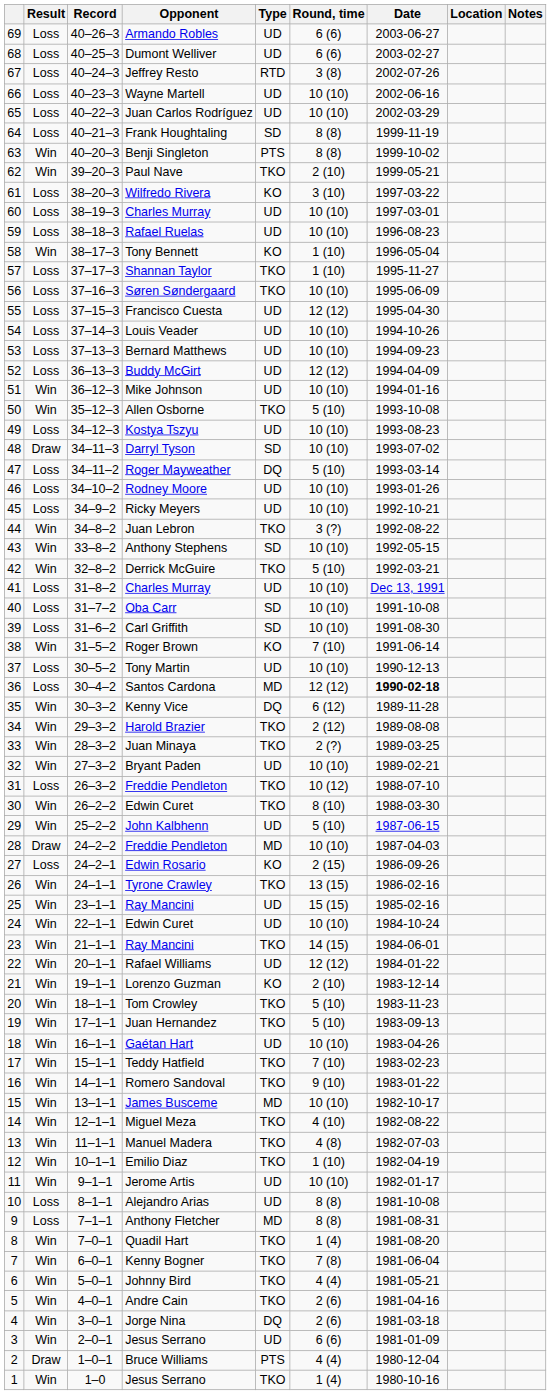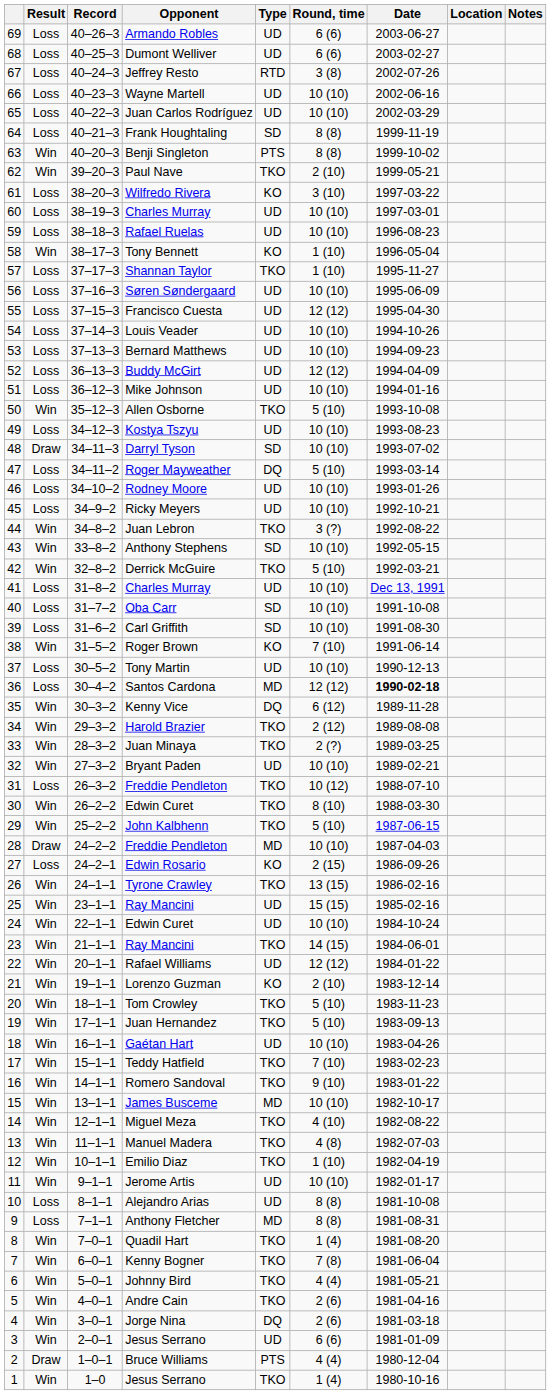(273, 291) TKO -> (273, 291) UD
(46, 390) Win -> (46, 390) Loss
(273, 825) UD -> (273, 825) TKO
